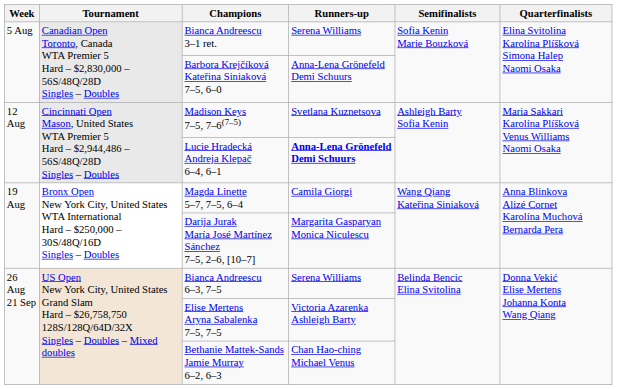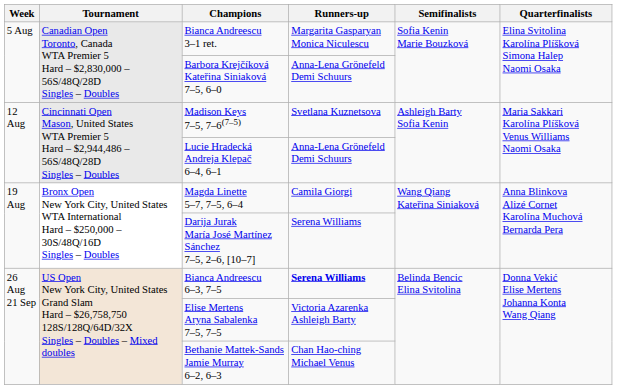(326, 31) Serena Williams -> (336, 37) Margarita Gasparyan Monica Niculescu
(341, 152) bold -> (338, 152) normal
(336, 228) Margarita Gasparyan Monica Niculescu -> (326, 222) Serena Williams
(326, 277) normal -> (328, 277) bold
